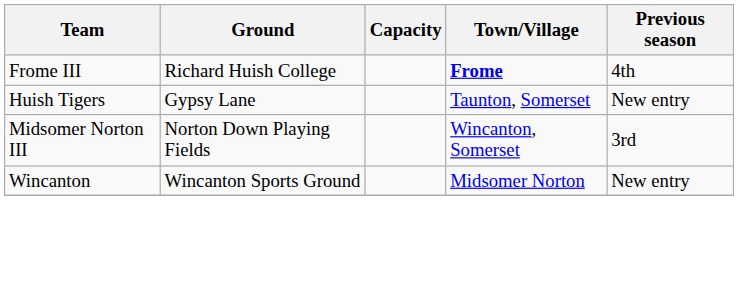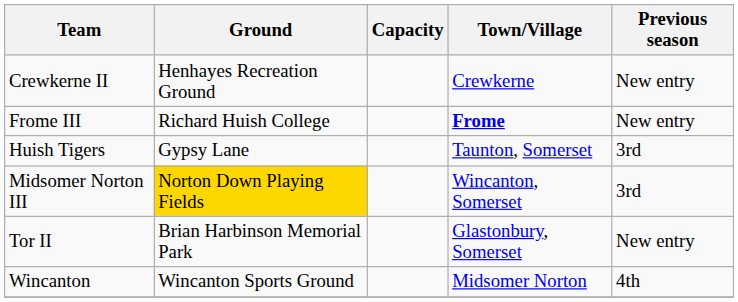+ row: (59, 80)
(623, 70) 4th -> (655, 120) New entry
(650, 99) New entry -> (629, 150) 3rd
(247, 140) no background -> (241, 190) gold background
+ row: (30, 241)
(650, 180) New entry -> (628, 281) 4th
